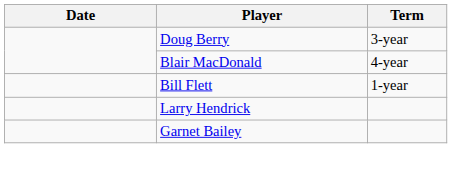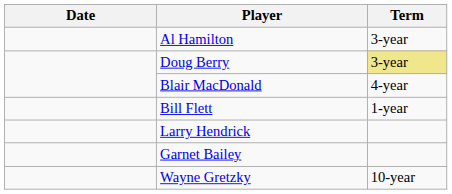+ row: (197, 39)
(389, 39) no background -> (389, 62) khaki background
+ row: (205, 177)
